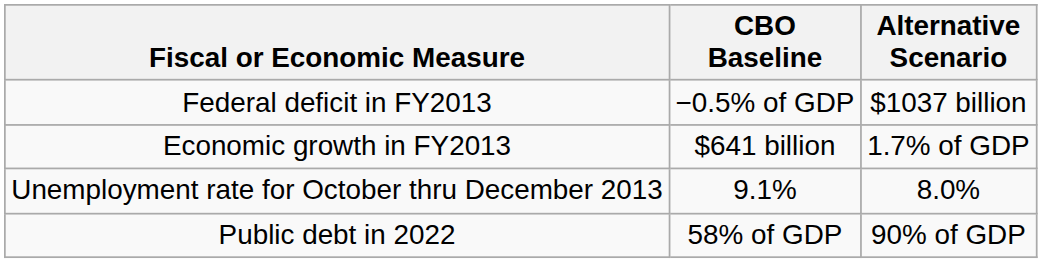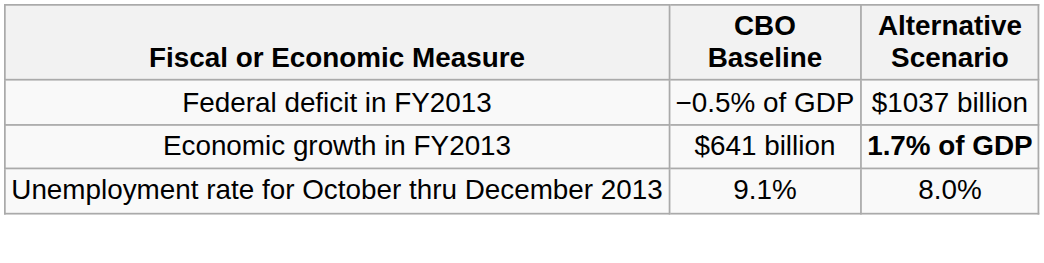(948, 146) normal -> (950, 146) bold
- row: (337, 234)
